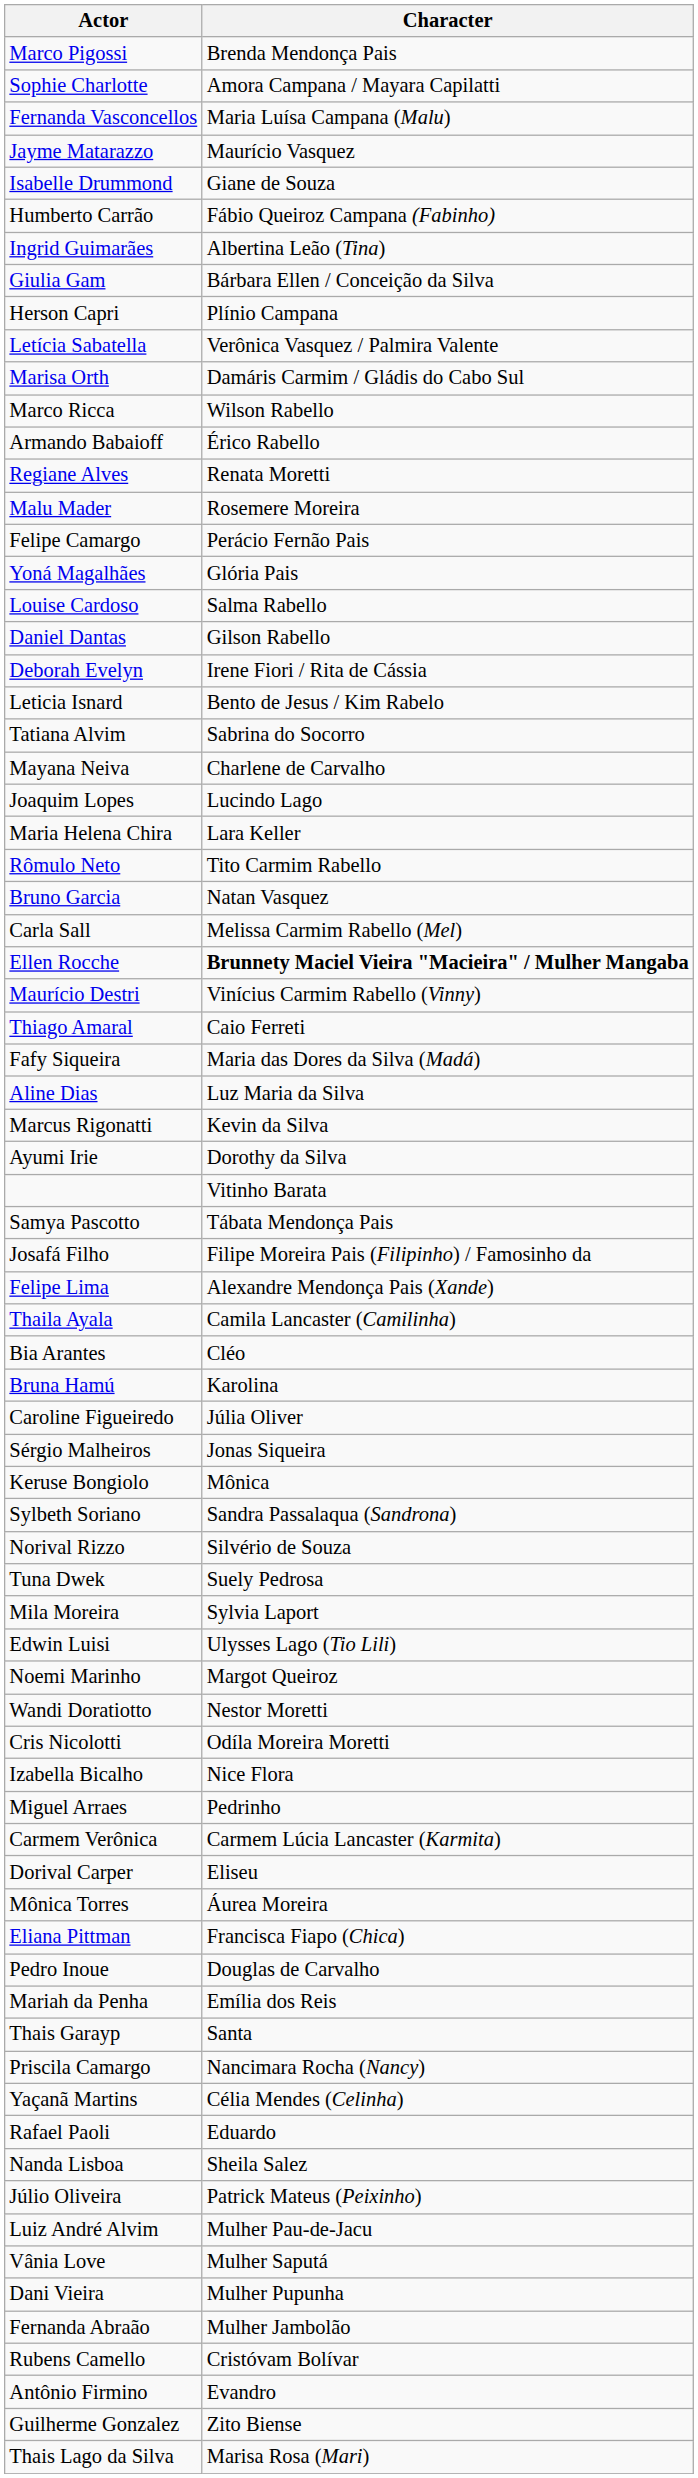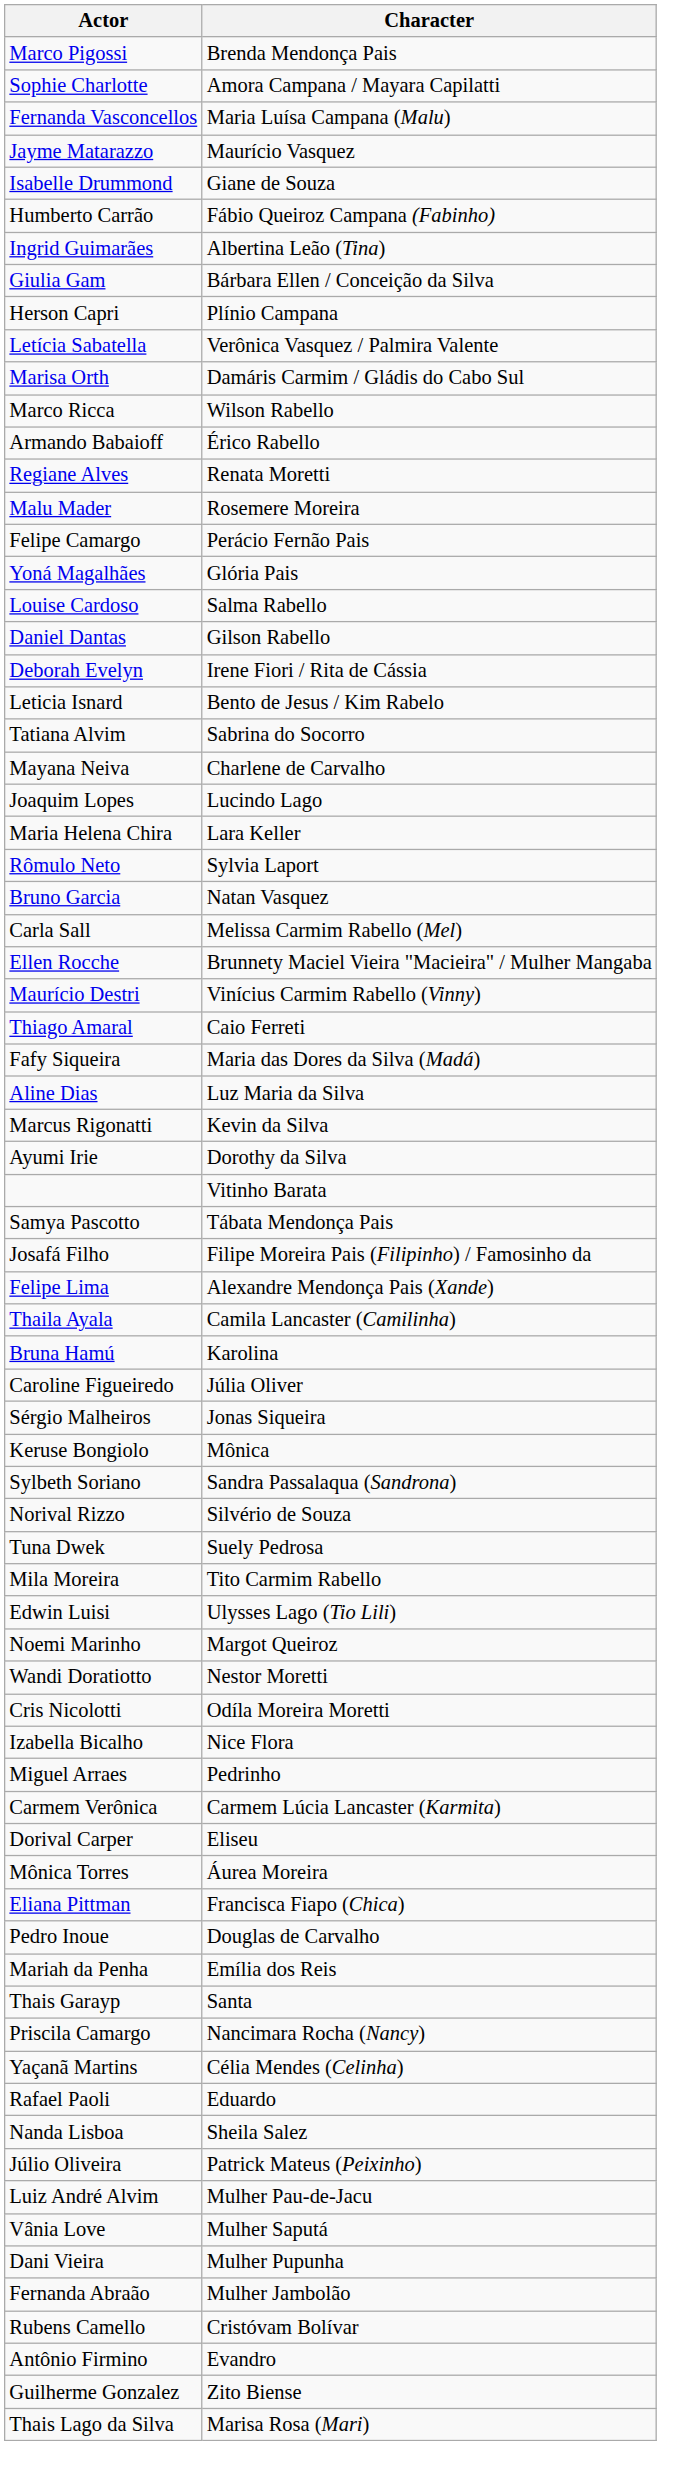(294, 865) Tito Carmim Rabello -> (263, 865) Sylvia Laport
(448, 962) bold -> (429, 962) normal
- row: (57, 1352)
(263, 1612) Sylvia Laport -> (294, 1579) Tito Carmim Rabello
